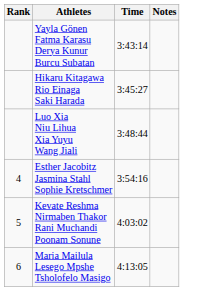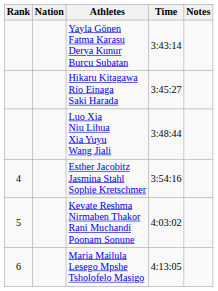+ column: (49, 12)
